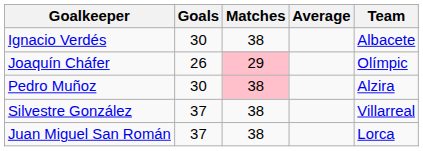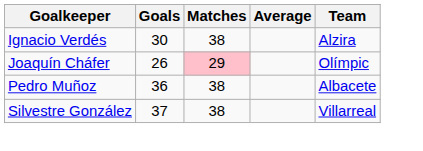(386, 39) Albacete -> (337, 39) Alzira
(198, 87) 30 -> (159, 87) 36
(256, 87) pink background -> (217, 87) no background
(376, 87) Alzira -> (347, 87) Albacete
- row: (89, 134)
